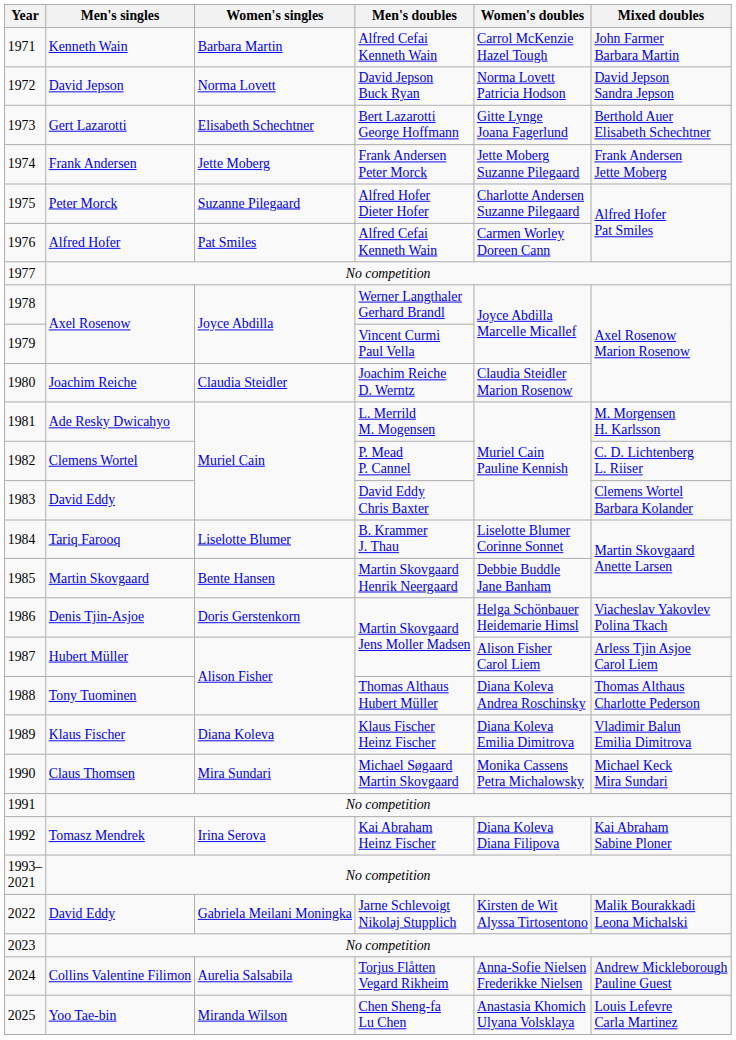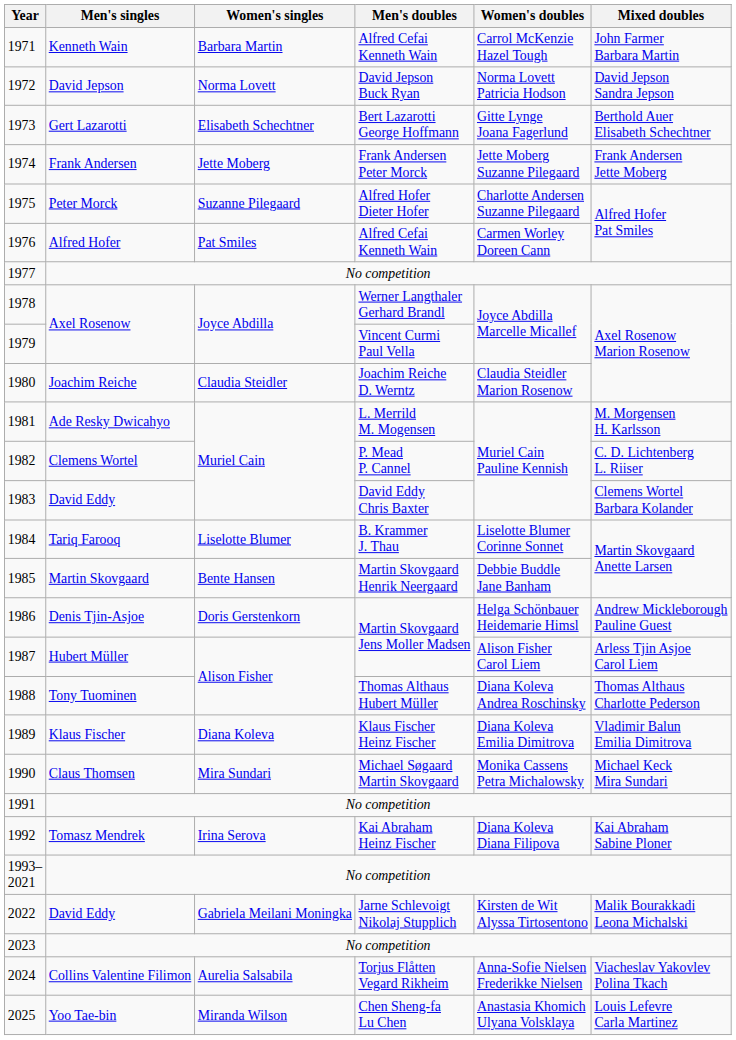(652, 617) Viacheslav Yakovlev Polina Tkach -> (661, 617) Andrew Mickleborough Pauline Guest
(661, 976) Andrew Mickleborough Pauline Guest -> (652, 976) Viacheslav Yakovlev Polina Tkach
